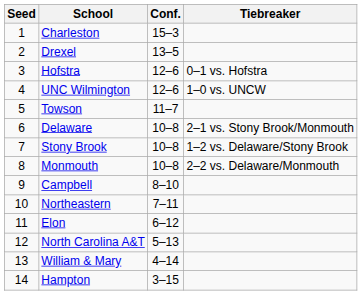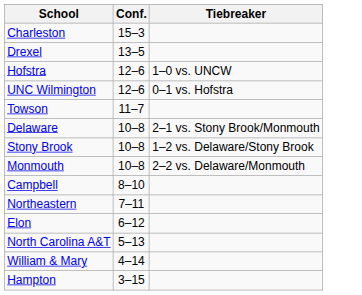- column: (21, 14)
(227, 71) 0–1 vs. Hofstra -> (192, 71) 1–0 vs. UNCW
(226, 90) 1–0 vs. UNCW -> (193, 90) 0–1 vs. Hofstra
